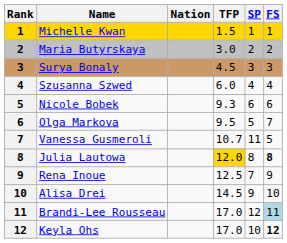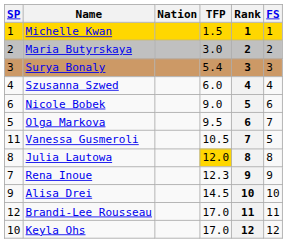columns swapped: (20, 13) <-> (254, 13)
(226, 67) 4.5 -> (212, 67) 5.4
(226, 103) 9.3 -> (212, 103) 9.0
(229, 139) 10.7 -> (216, 139) 10.5
(270, 158) bold -> (270, 158) normal
(229, 176) 12.5 -> (216, 176) 12.3
(273, 212) lightblue background -> (273, 212) no background
(273, 230) bold -> (273, 230) normal
